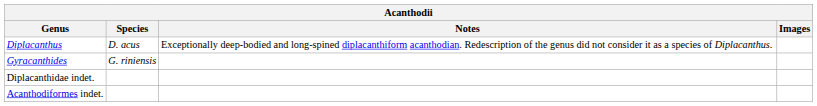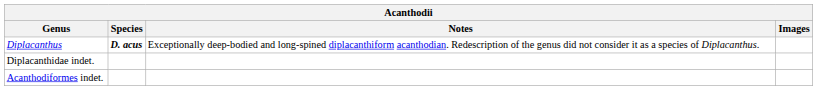(124, 45) normal -> (126, 45) bold
- row: (37, 61)
